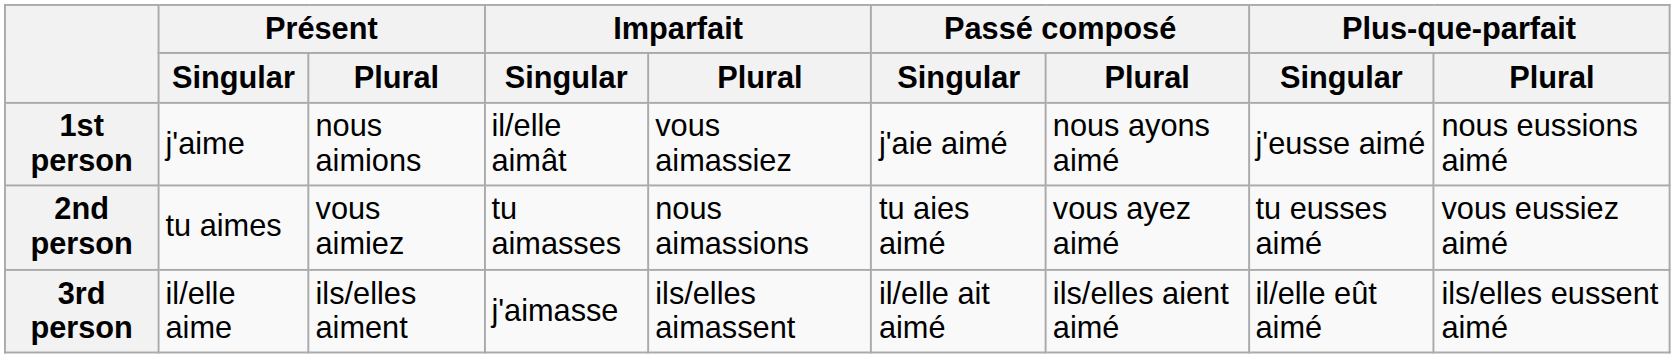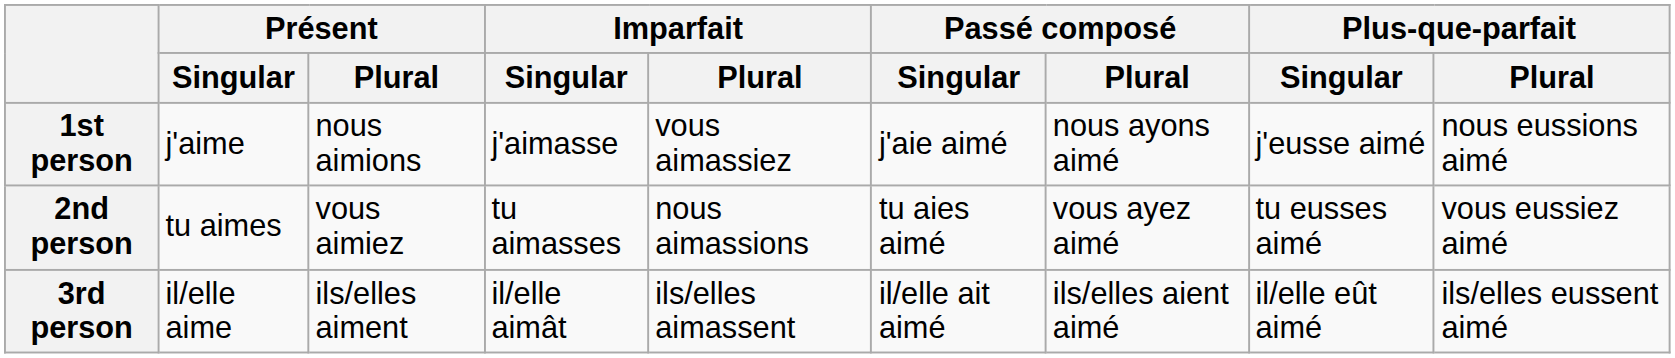(529, 143) il/elle aimât -> (555, 143) j'aimasse
(555, 310) j'aimasse -> (529, 310) il/elle aimât
